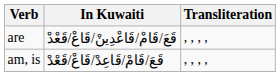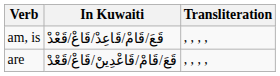rows swapped: (24, 60) <-> (16, 37)
